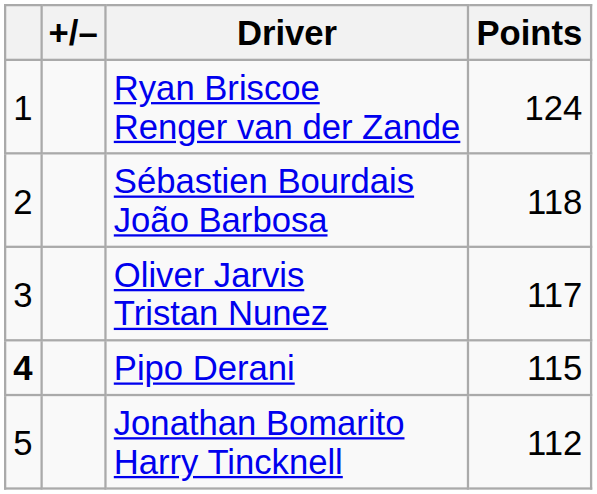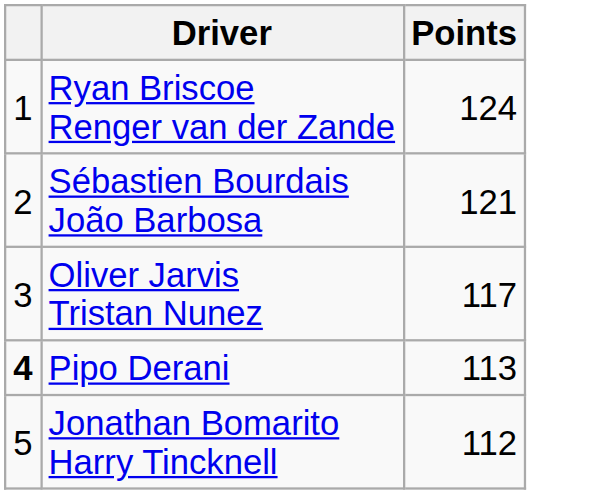- column: (73, 33)
(555, 201) 118 -> (488, 201) 121
(555, 368) 115 -> (489, 368) 113
